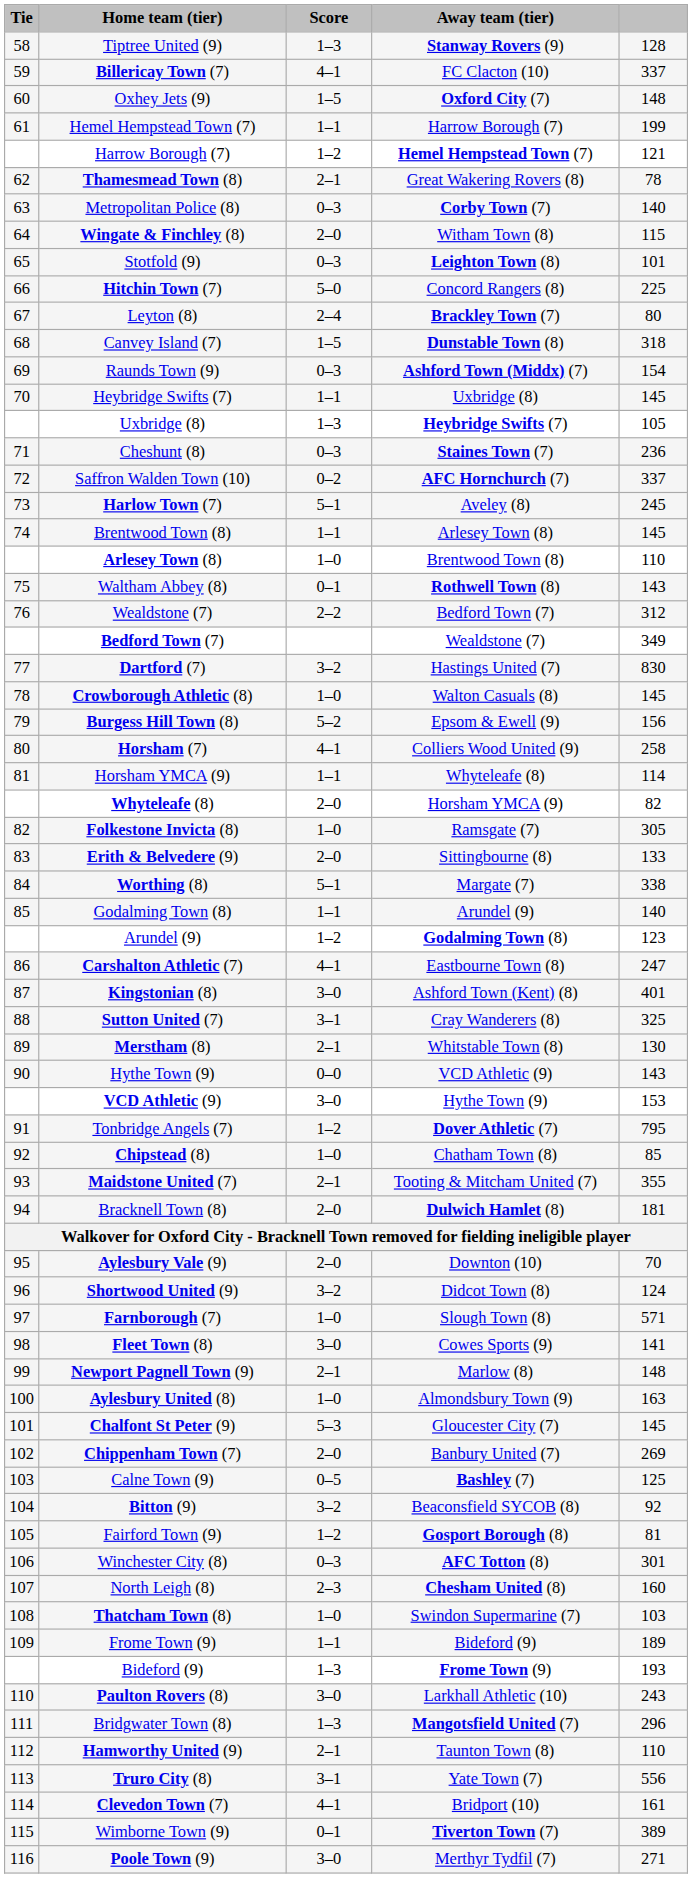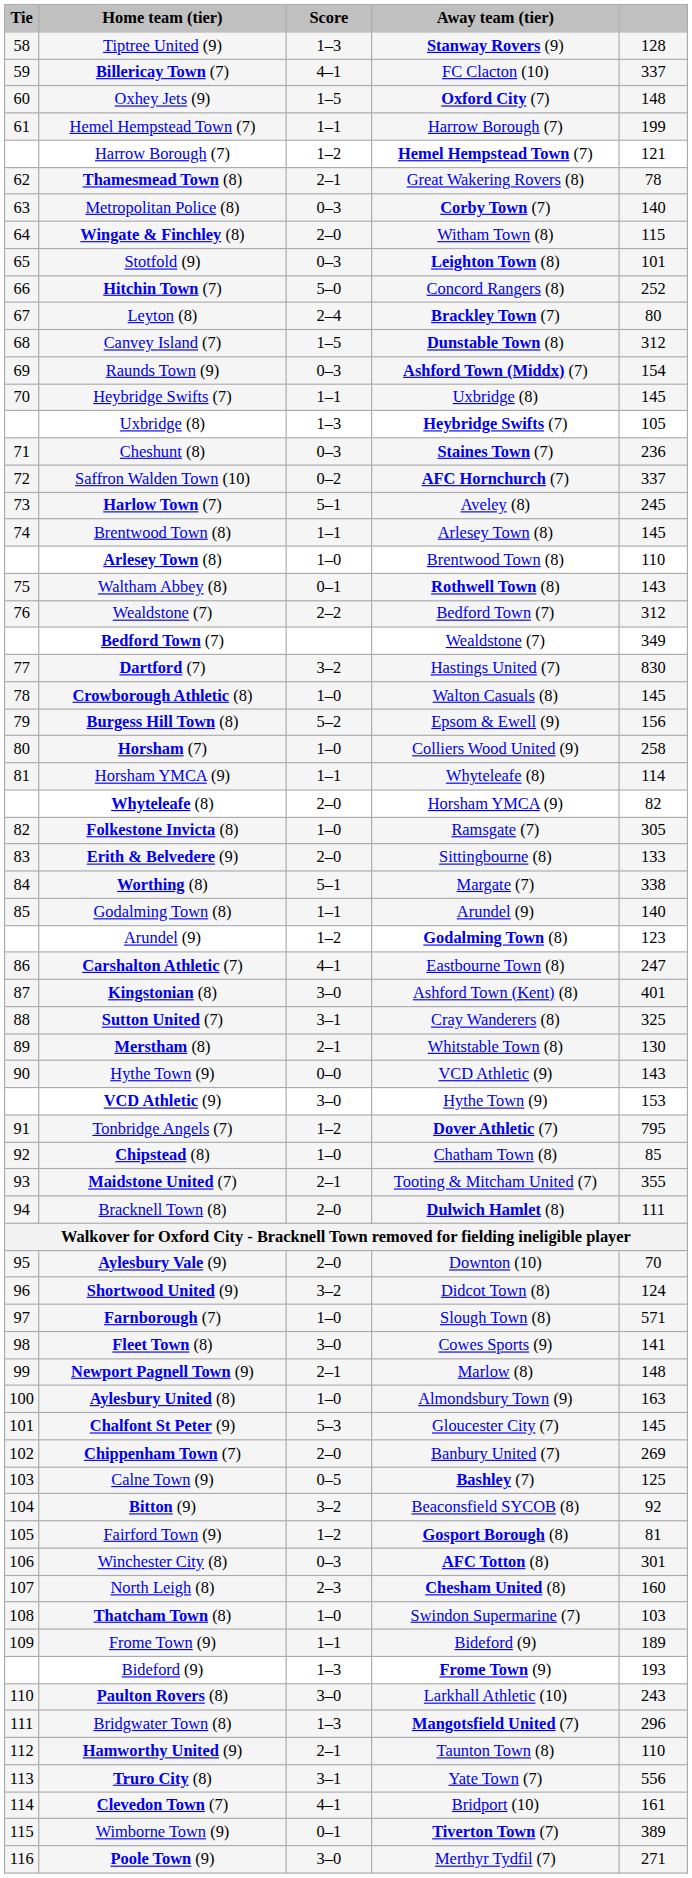(653, 289) 225 -> (653, 289) 252
(653, 343) 318 -> (653, 343) 312
(329, 749) 4–1 -> (329, 749) 1–0
(653, 1209) 181 -> (653, 1209) 111
